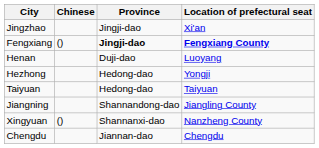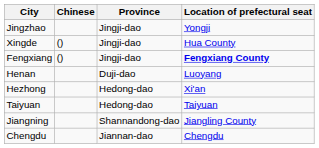(195, 27) Xi'an -> (197, 27) Yongji
+ row: (22, 43)
(122, 43) bold -> (120, 58) normal
(197, 74) Yongji -> (195, 89) Xi'an
- row: (27, 120)
